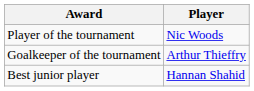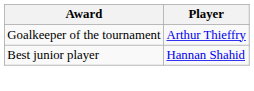- row: (71, 34)
